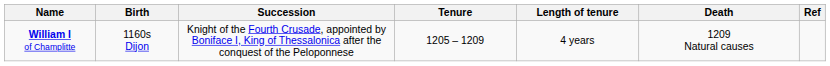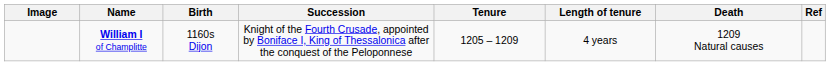+ column: (42, 12)
